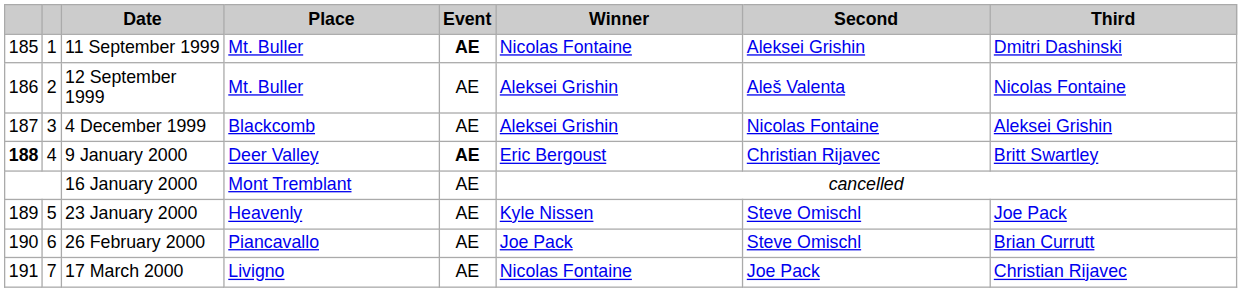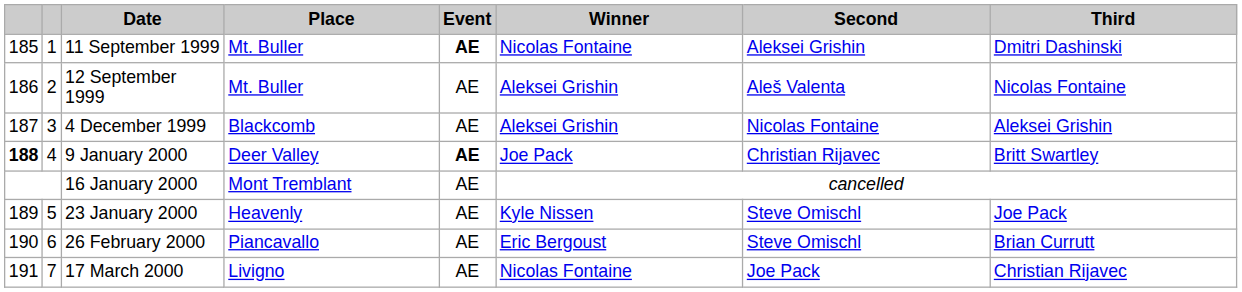(553, 155) Eric Bergoust -> (536, 155) Joe Pack
(536, 242) Joe Pack -> (553, 242) Eric Bergoust
